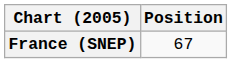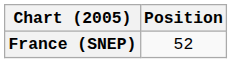(183, 45) 67 -> (183, 45) 52
